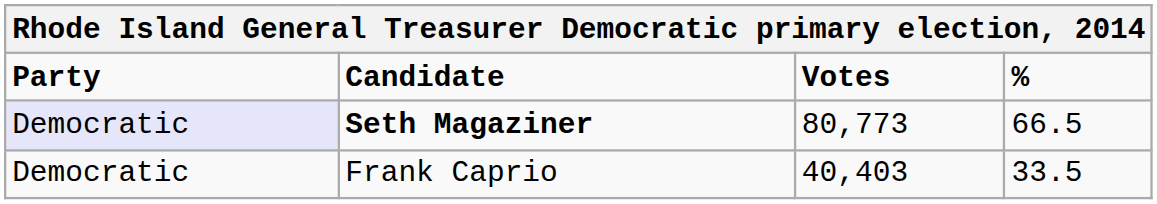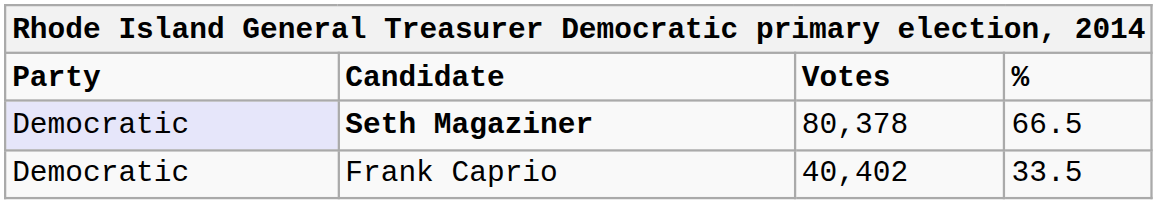(855, 125) 80,773 -> (855, 125) 80,378
(855, 173) 40,403 -> (855, 173) 40,402
